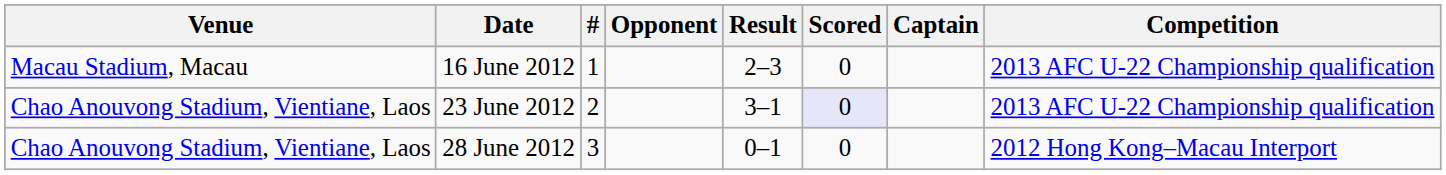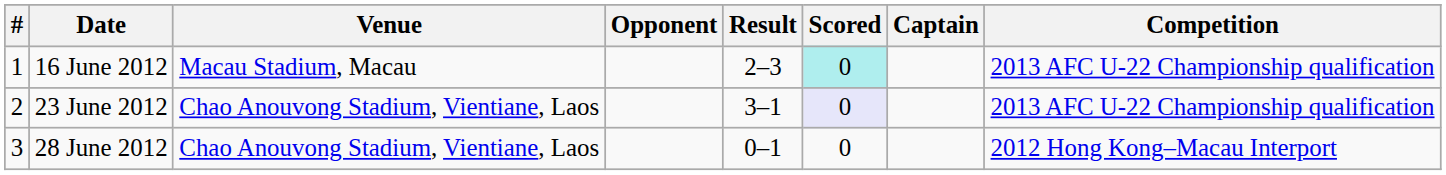columns swapped: (593, 25) <-> (221, 25)
(845, 66) no background -> (845, 66) paleturquoise background
